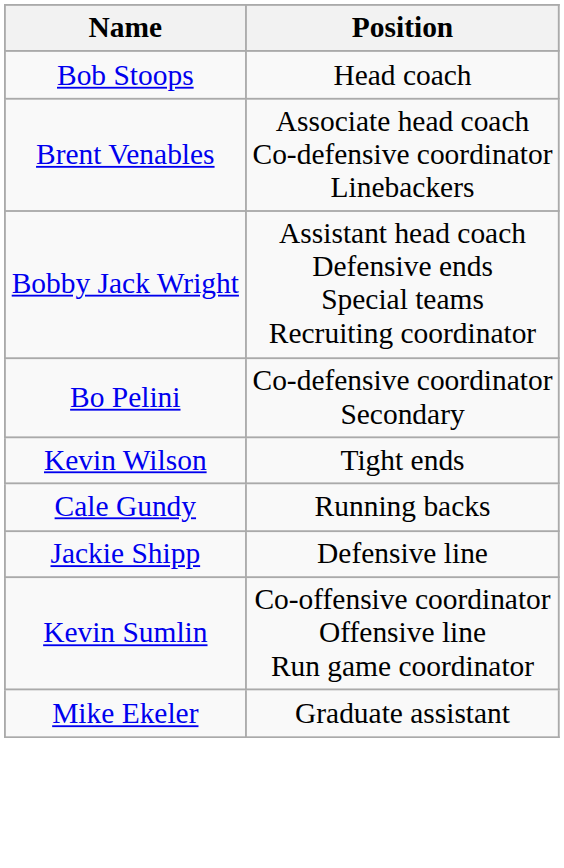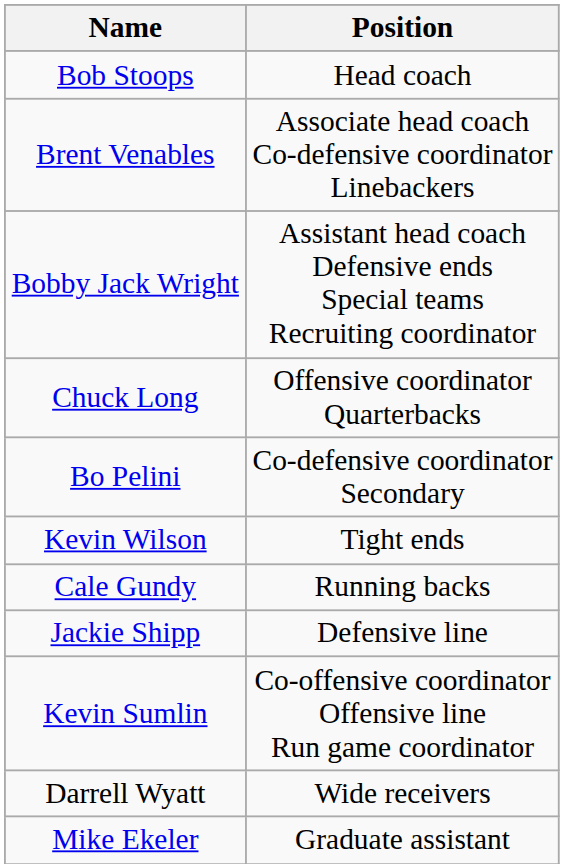+ row: (125, 396)
+ row: (125, 792)
